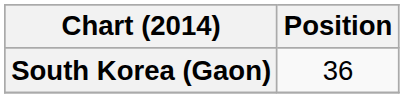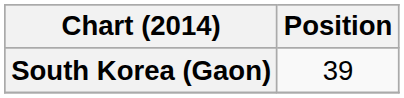(338, 69) 36 -> (338, 69) 39
